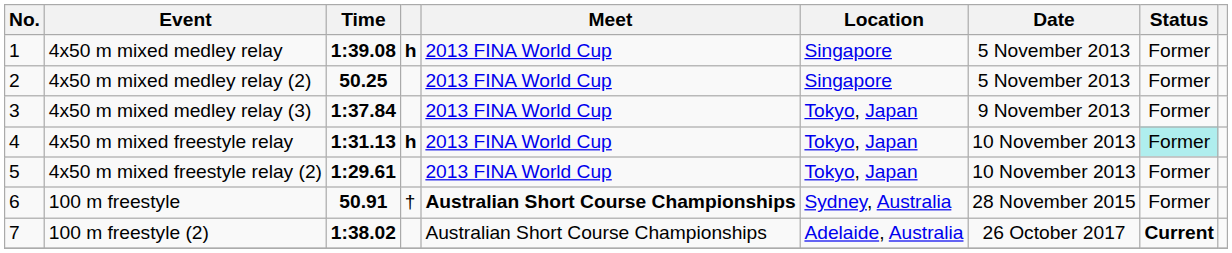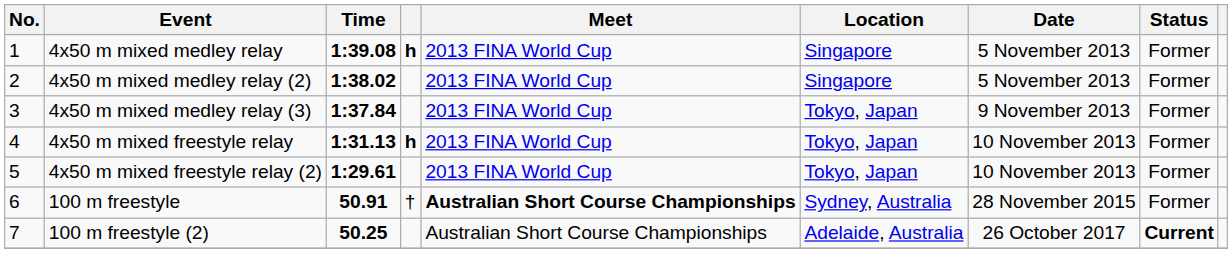(363, 80) 50.25 -> (363, 80) 1:38.02
(1179, 141) paleturquoise background -> (1179, 141) no background
(363, 232) 1:38.02 -> (363, 232) 50.25
